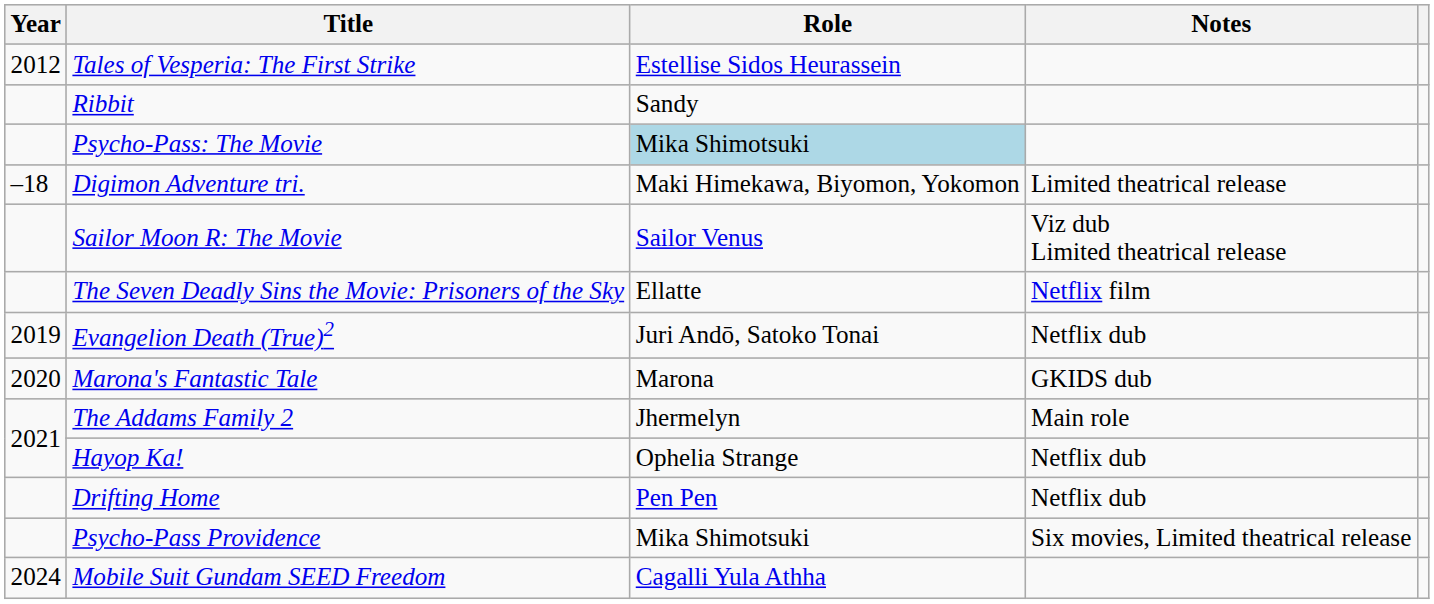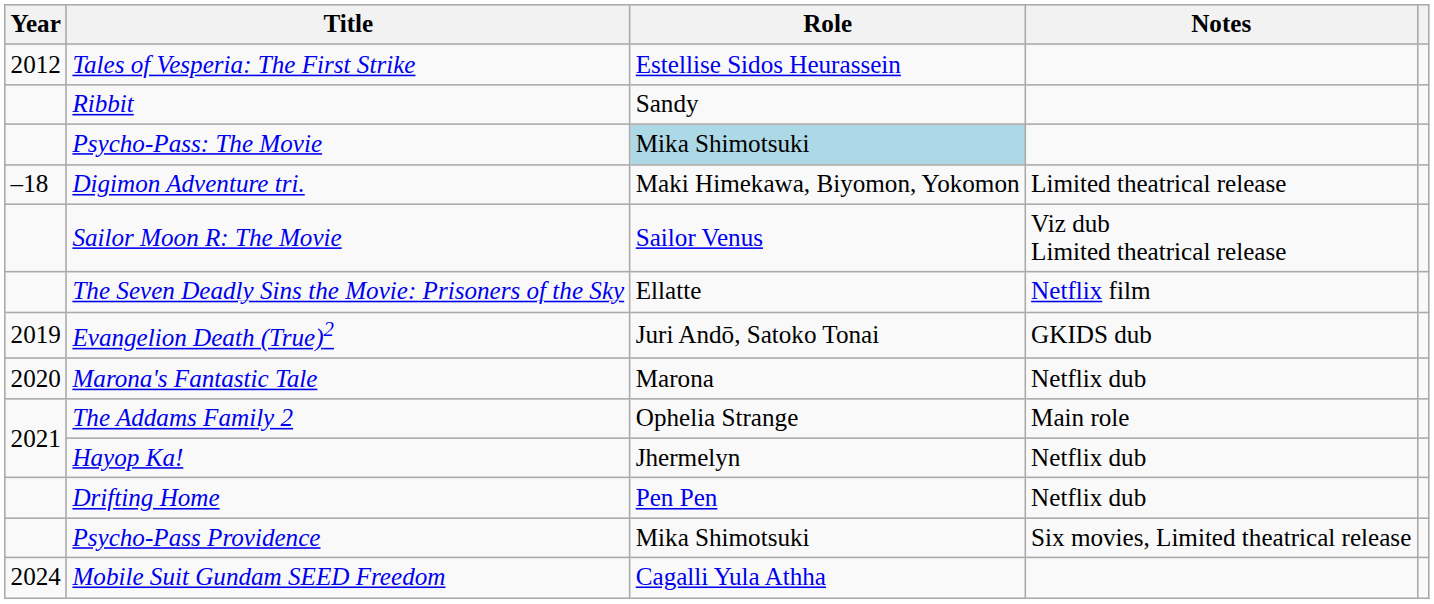(1089, 334) Netflix dub -> (1091, 334) GKIDS dub
(1091, 378) GKIDS dub -> (1089, 378) Netflix dub
(688, 418) Jhermelyn -> (717, 418) Ophelia Strange
(717, 457) Ophelia Strange -> (688, 457) Jhermelyn
